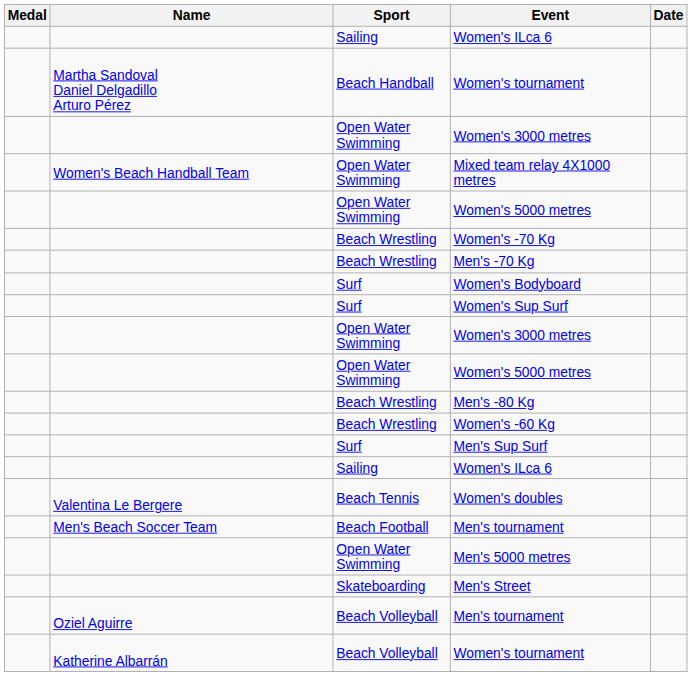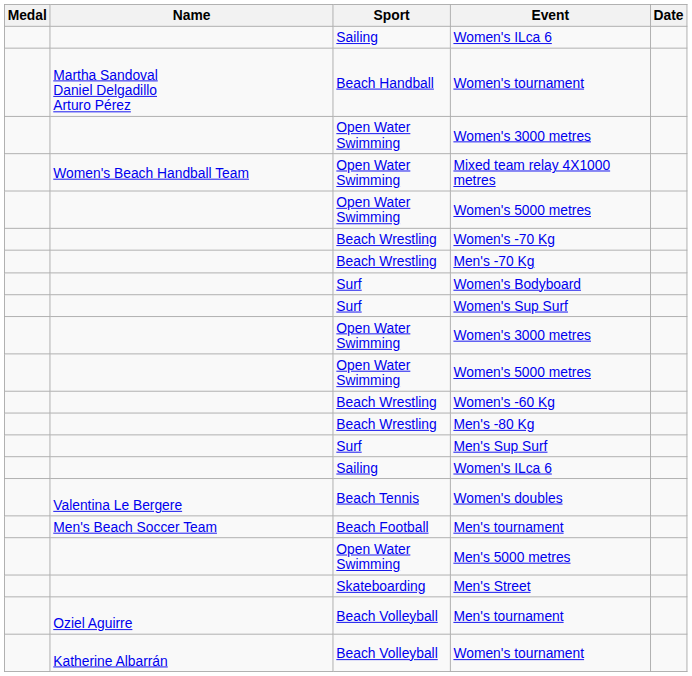rows swapped: (387, 424) <-> (387, 402)
